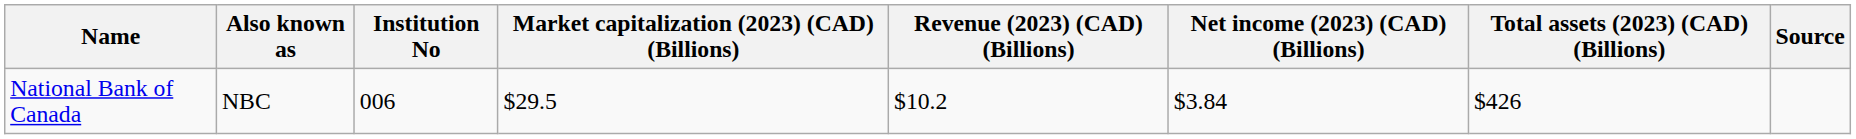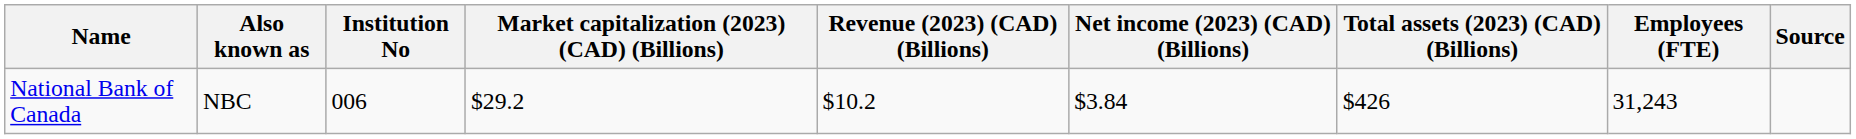+ column: (1689, 36)
(530, 100) $29.5 -> (498, 100) $29.2
